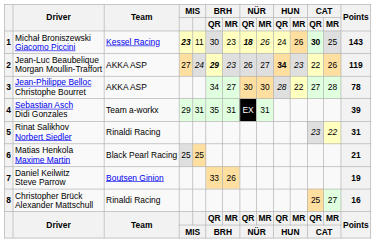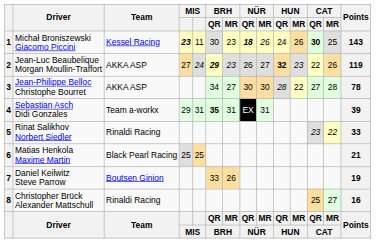(282, 64) 34 -> (282, 64) 32
(214, 110) normal -> (214, 110) bold
(356, 132) 31 -> (356, 132) 33
